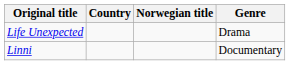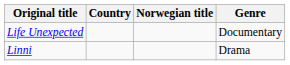(234, 32) Drama -> (250, 32) Documentary
(250, 50) Documentary -> (234, 50) Drama
